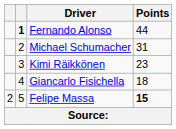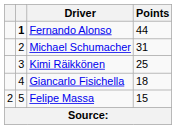(142, 64) 23 -> (142, 64) 25
(142, 98) bold -> (142, 98) normal
